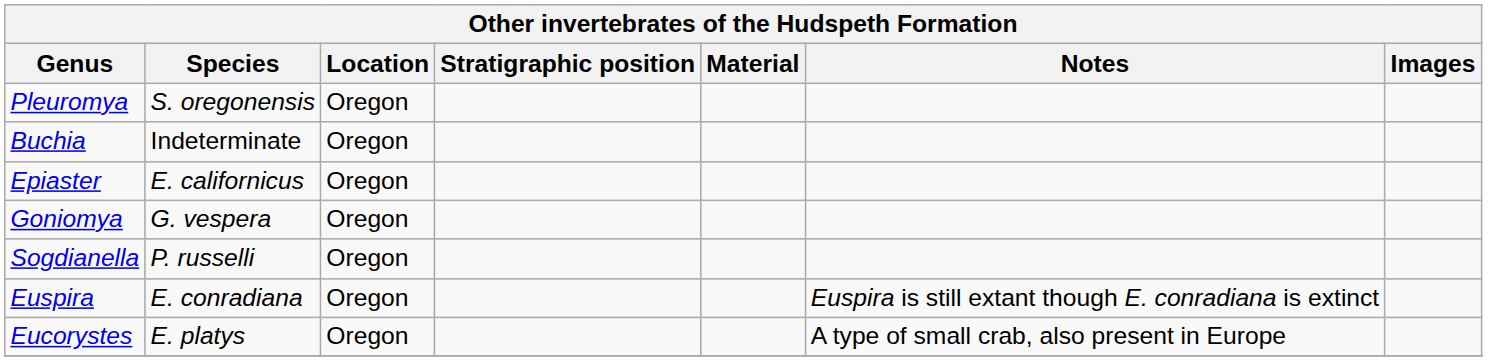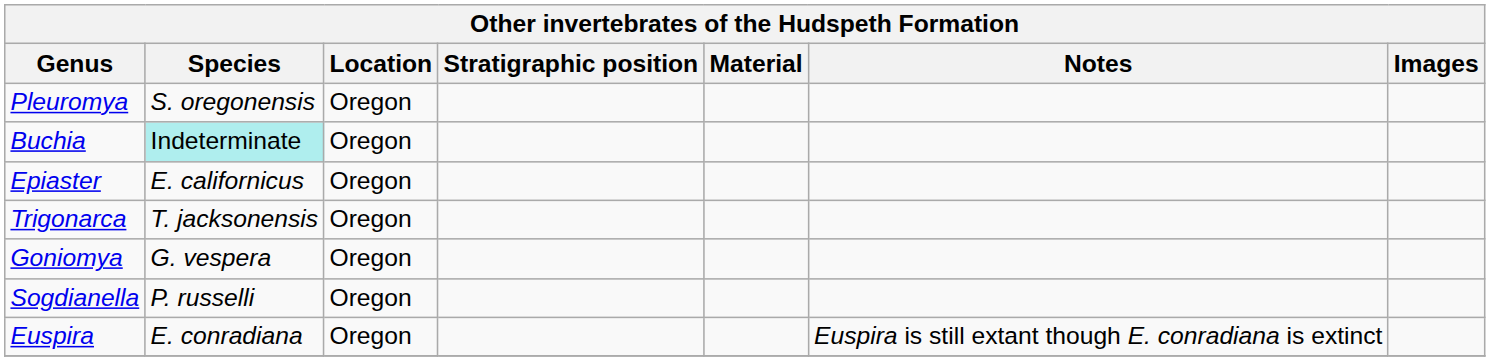(226, 141) no background -> (226, 141) paleturquoise background
+ row: (68, 219)
- row: (71, 336)
